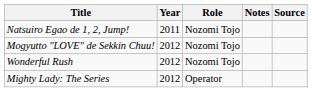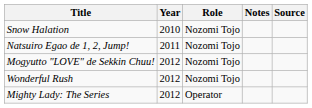+ row: (38, 29)
